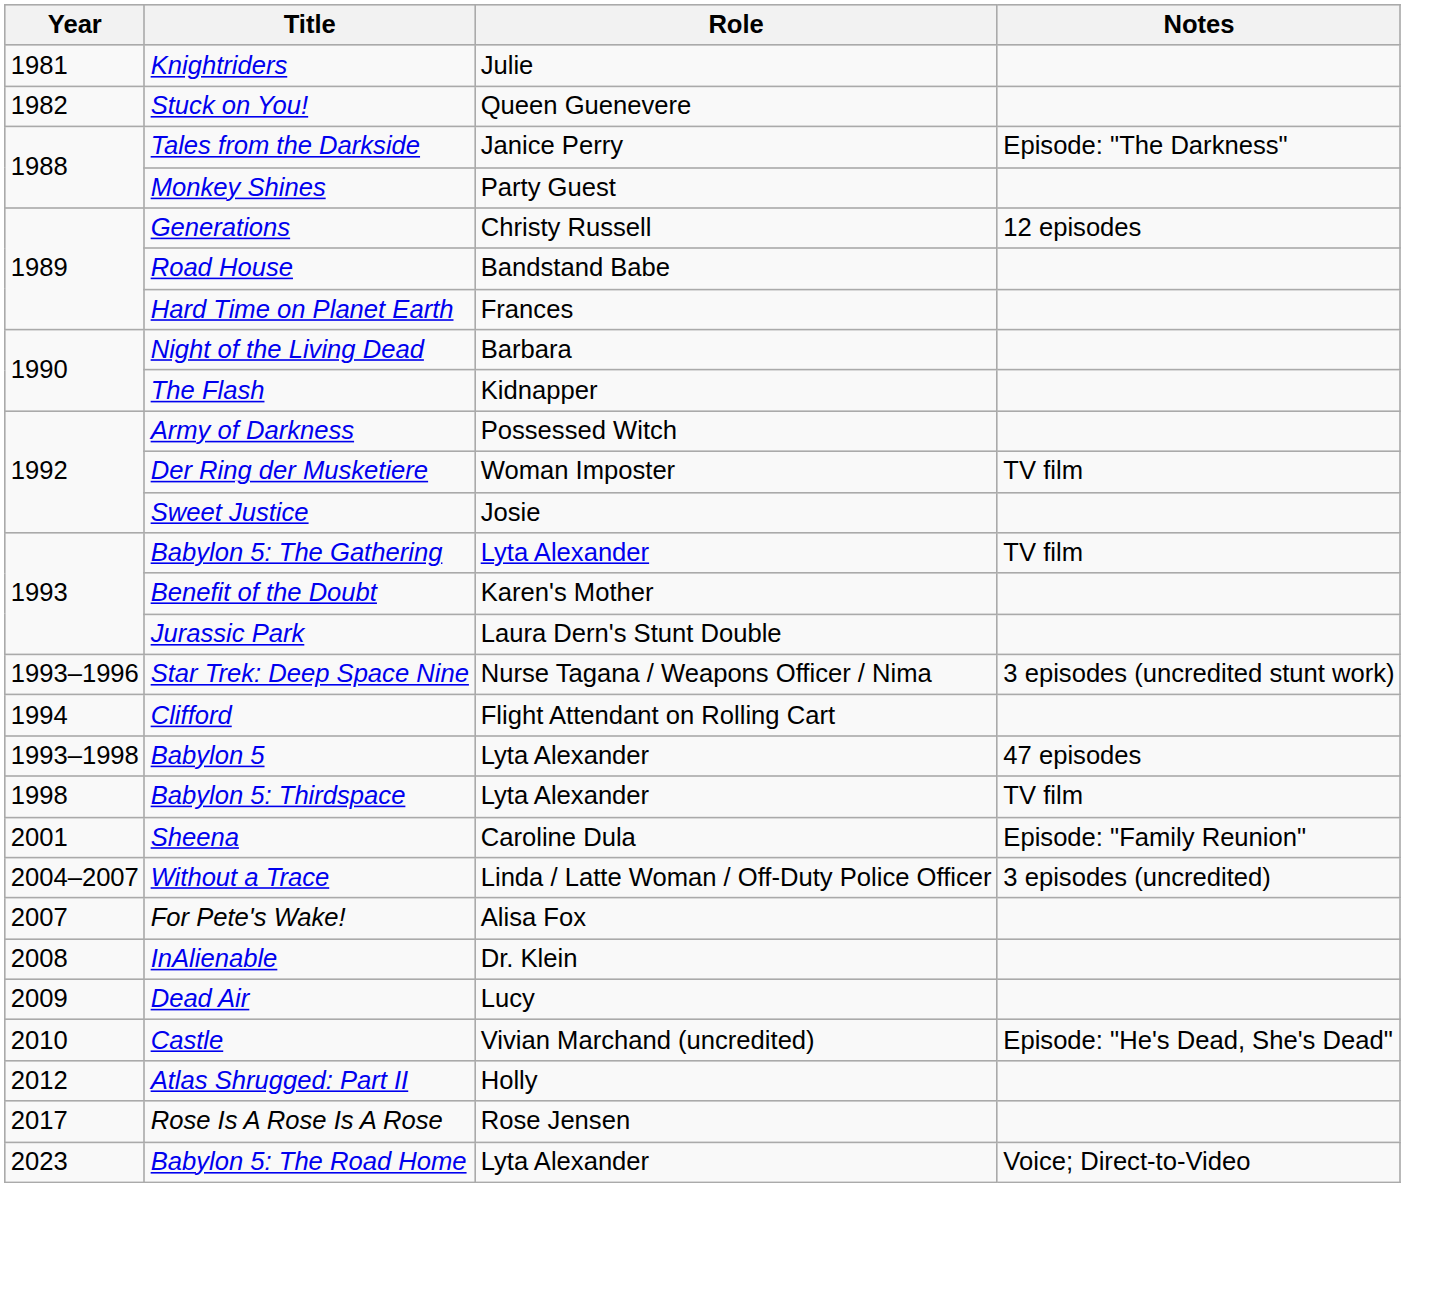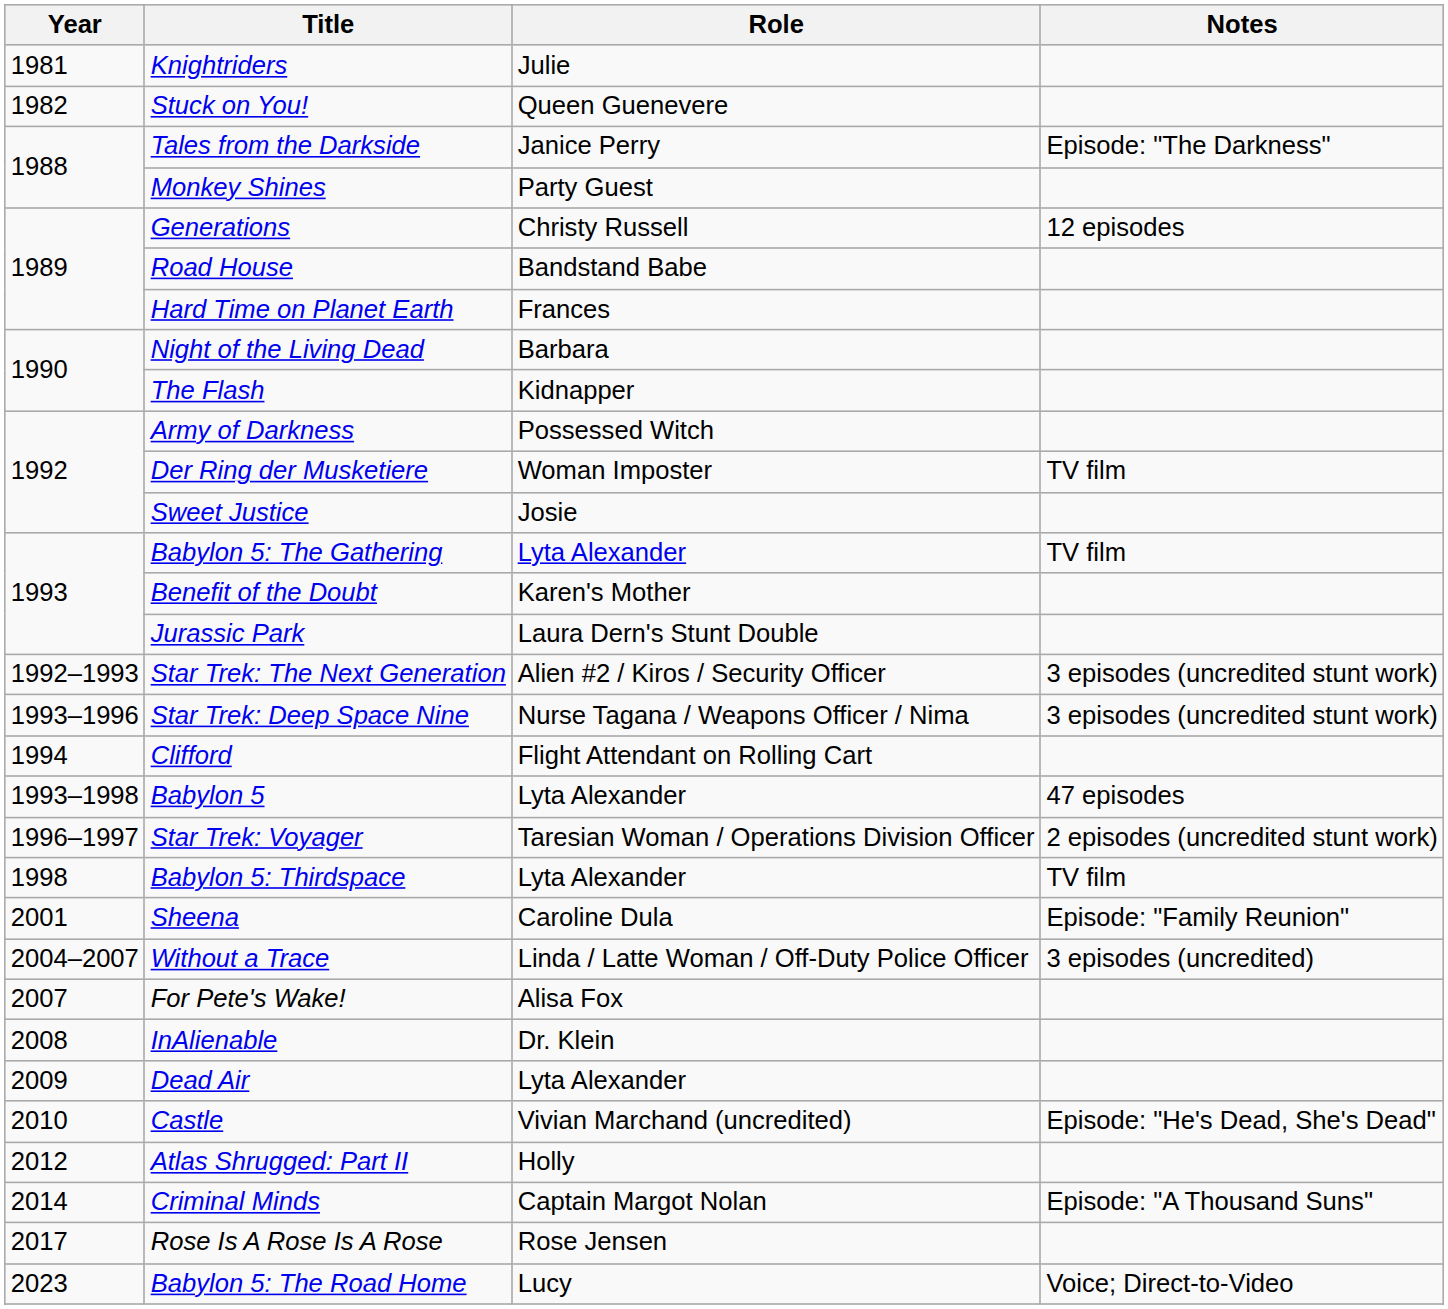+ row: (328, 674)
+ row: (257, 836)
(508, 999) Lucy -> (602, 1080) Lyta Alexander
+ row: (235, 1202)
(565, 1161) Lyta Alexander -> (545, 1283) Lucy
